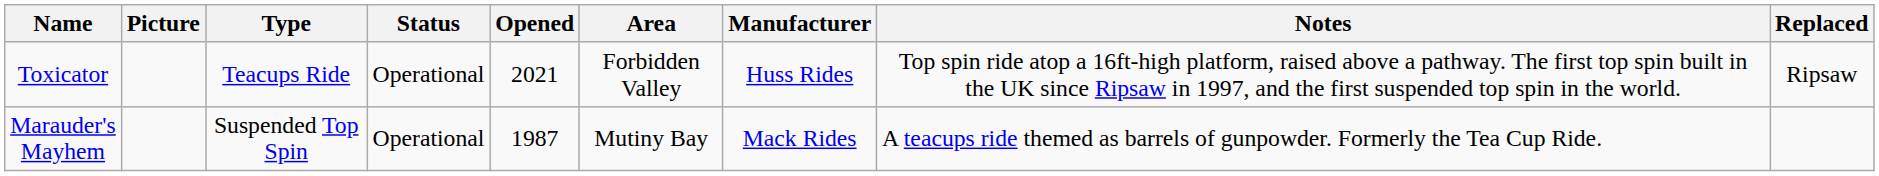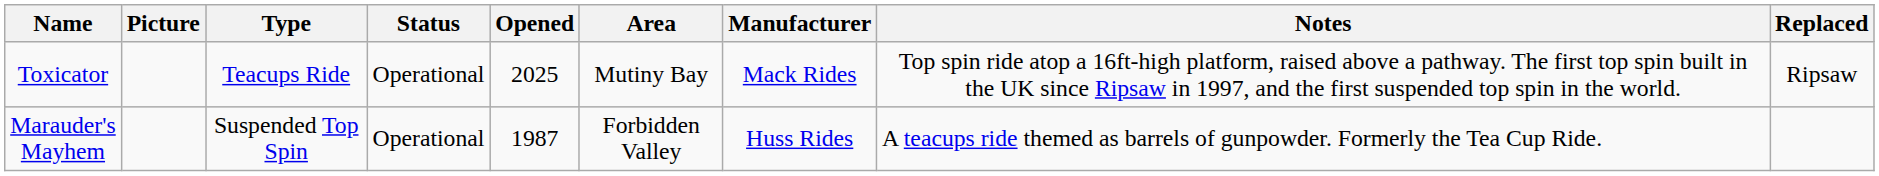(535, 74) 2021 -> (535, 74) 2025
(651, 74) Forbidden Valley -> (651, 74) Mutiny Bay
(800, 74) Huss Rides -> (800, 74) Mack Rides
(651, 138) Mutiny Bay -> (651, 138) Forbidden Valley
(800, 138) Mack Rides -> (800, 138) Huss Rides
